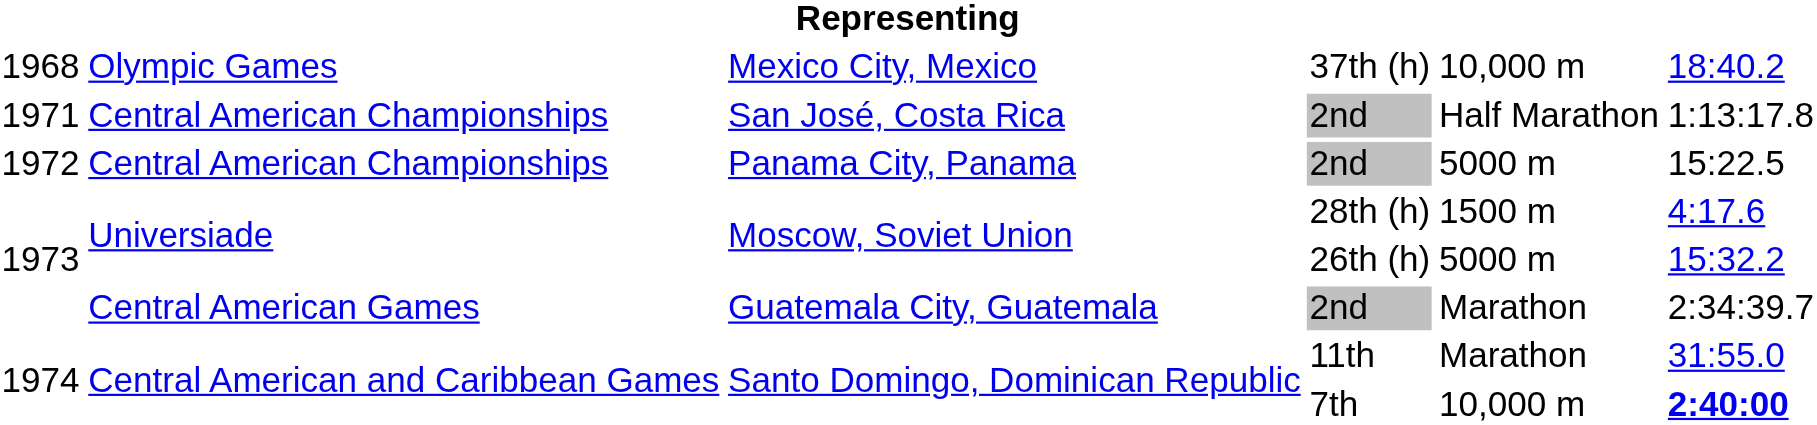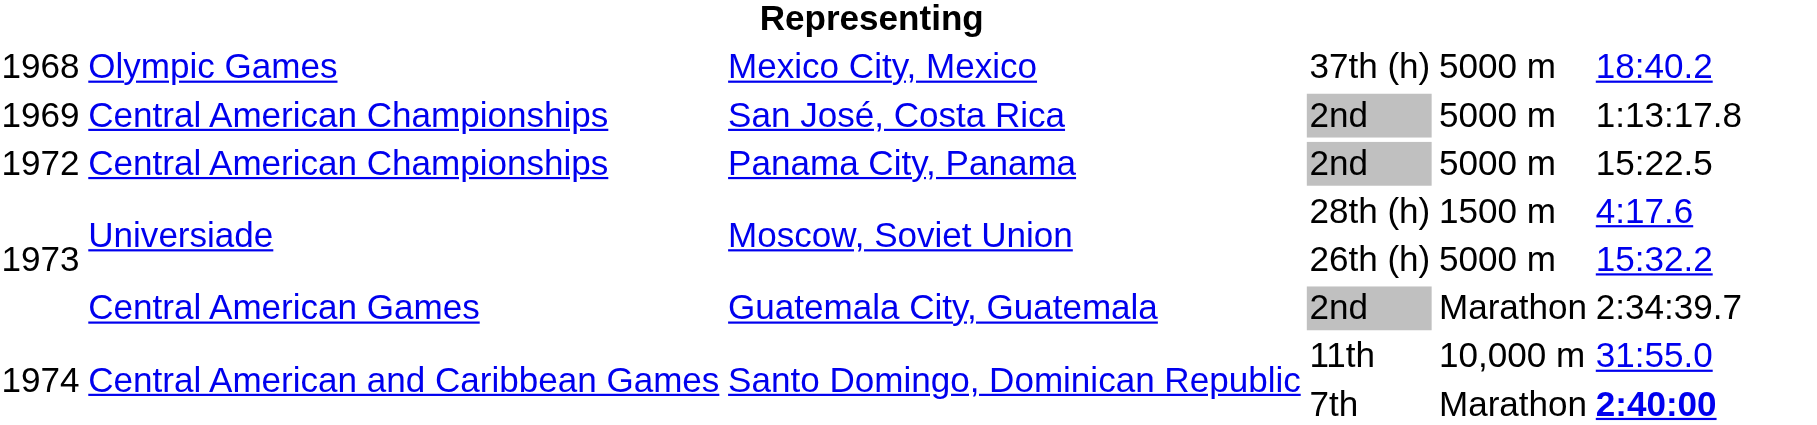(1512, 66) 10,000 m -> (1497, 66) 5000 m
(41, 115) 1971 -> (41, 115) 1969
(1549, 115) Half Marathon -> (1497, 115) 5000 m
(1513, 355) Marathon -> (1512, 355) 10,000 m
(1512, 404) 10,000 m -> (1513, 404) Marathon
